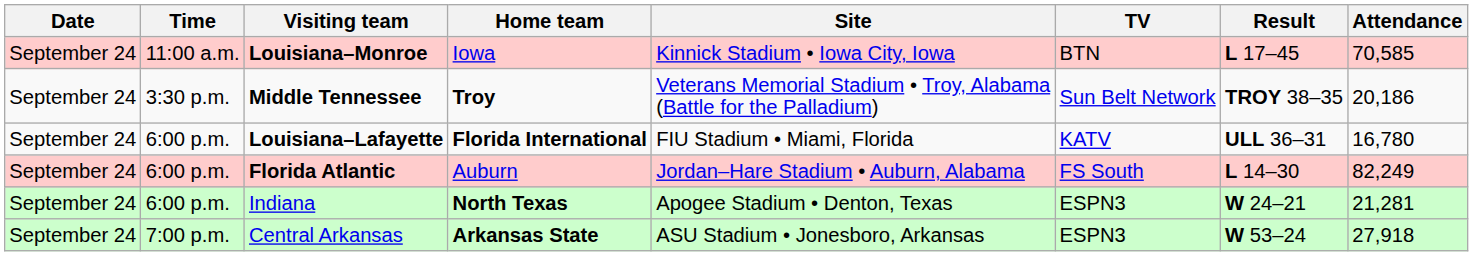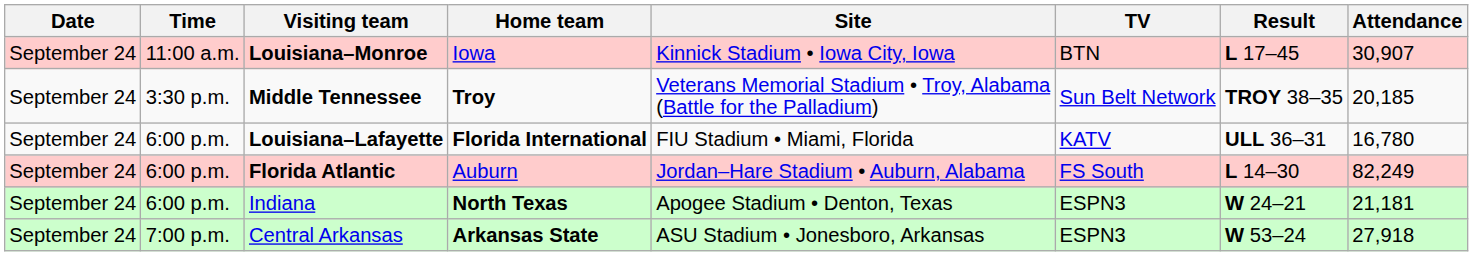(1383, 53) 70,585 -> (1383, 53) 30,907
(1383, 96) 20,186 -> (1383, 96) 20,185
(1383, 203) 21,281 -> (1383, 203) 21,181
